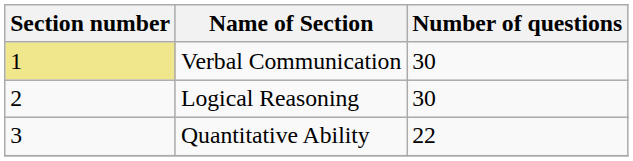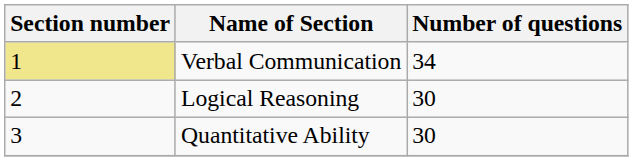(424, 60) 30 -> (424, 60) 34
(424, 135) 22 -> (424, 135) 30
